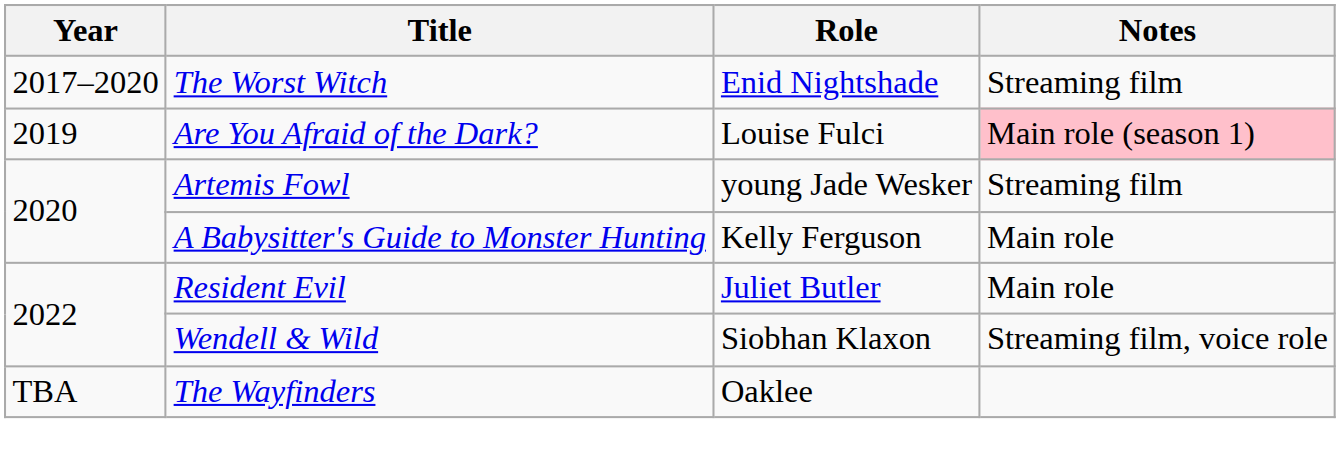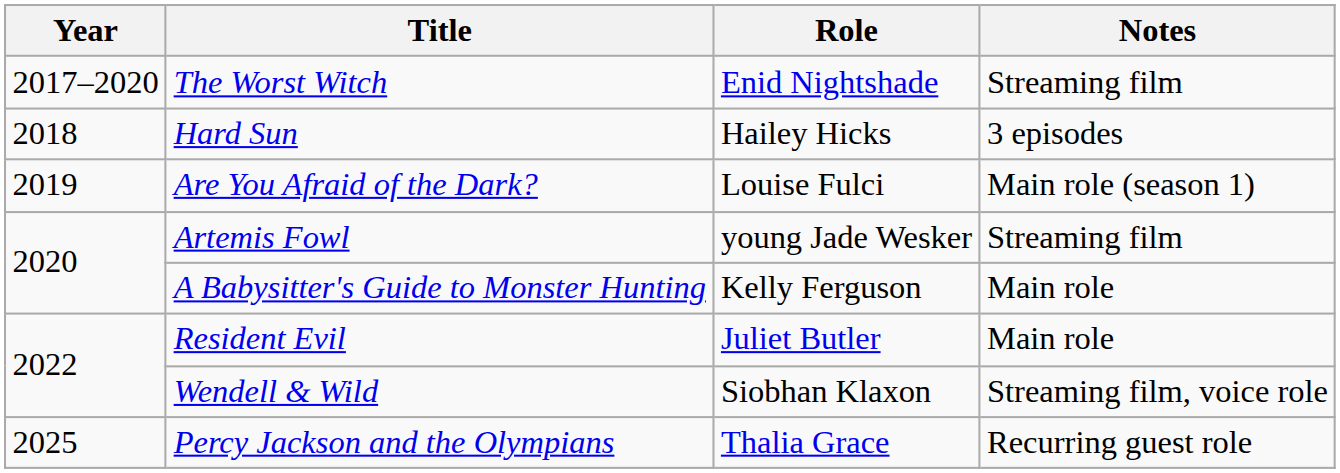+ row: (236, 133)
(1121, 133) pink background -> (1121, 184) no background
+ row: (394, 442)
- row: (275, 390)
